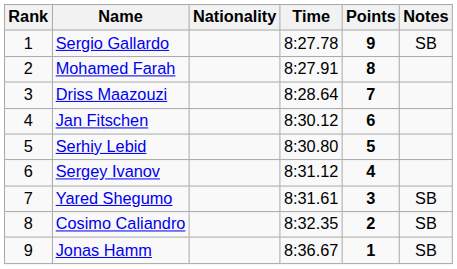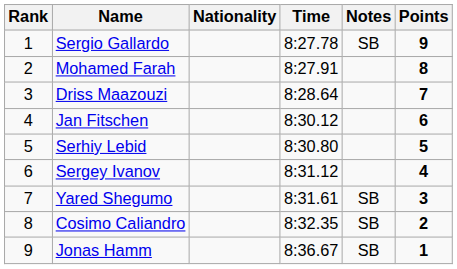columns swapped: (426, 17) <-> (371, 17)
